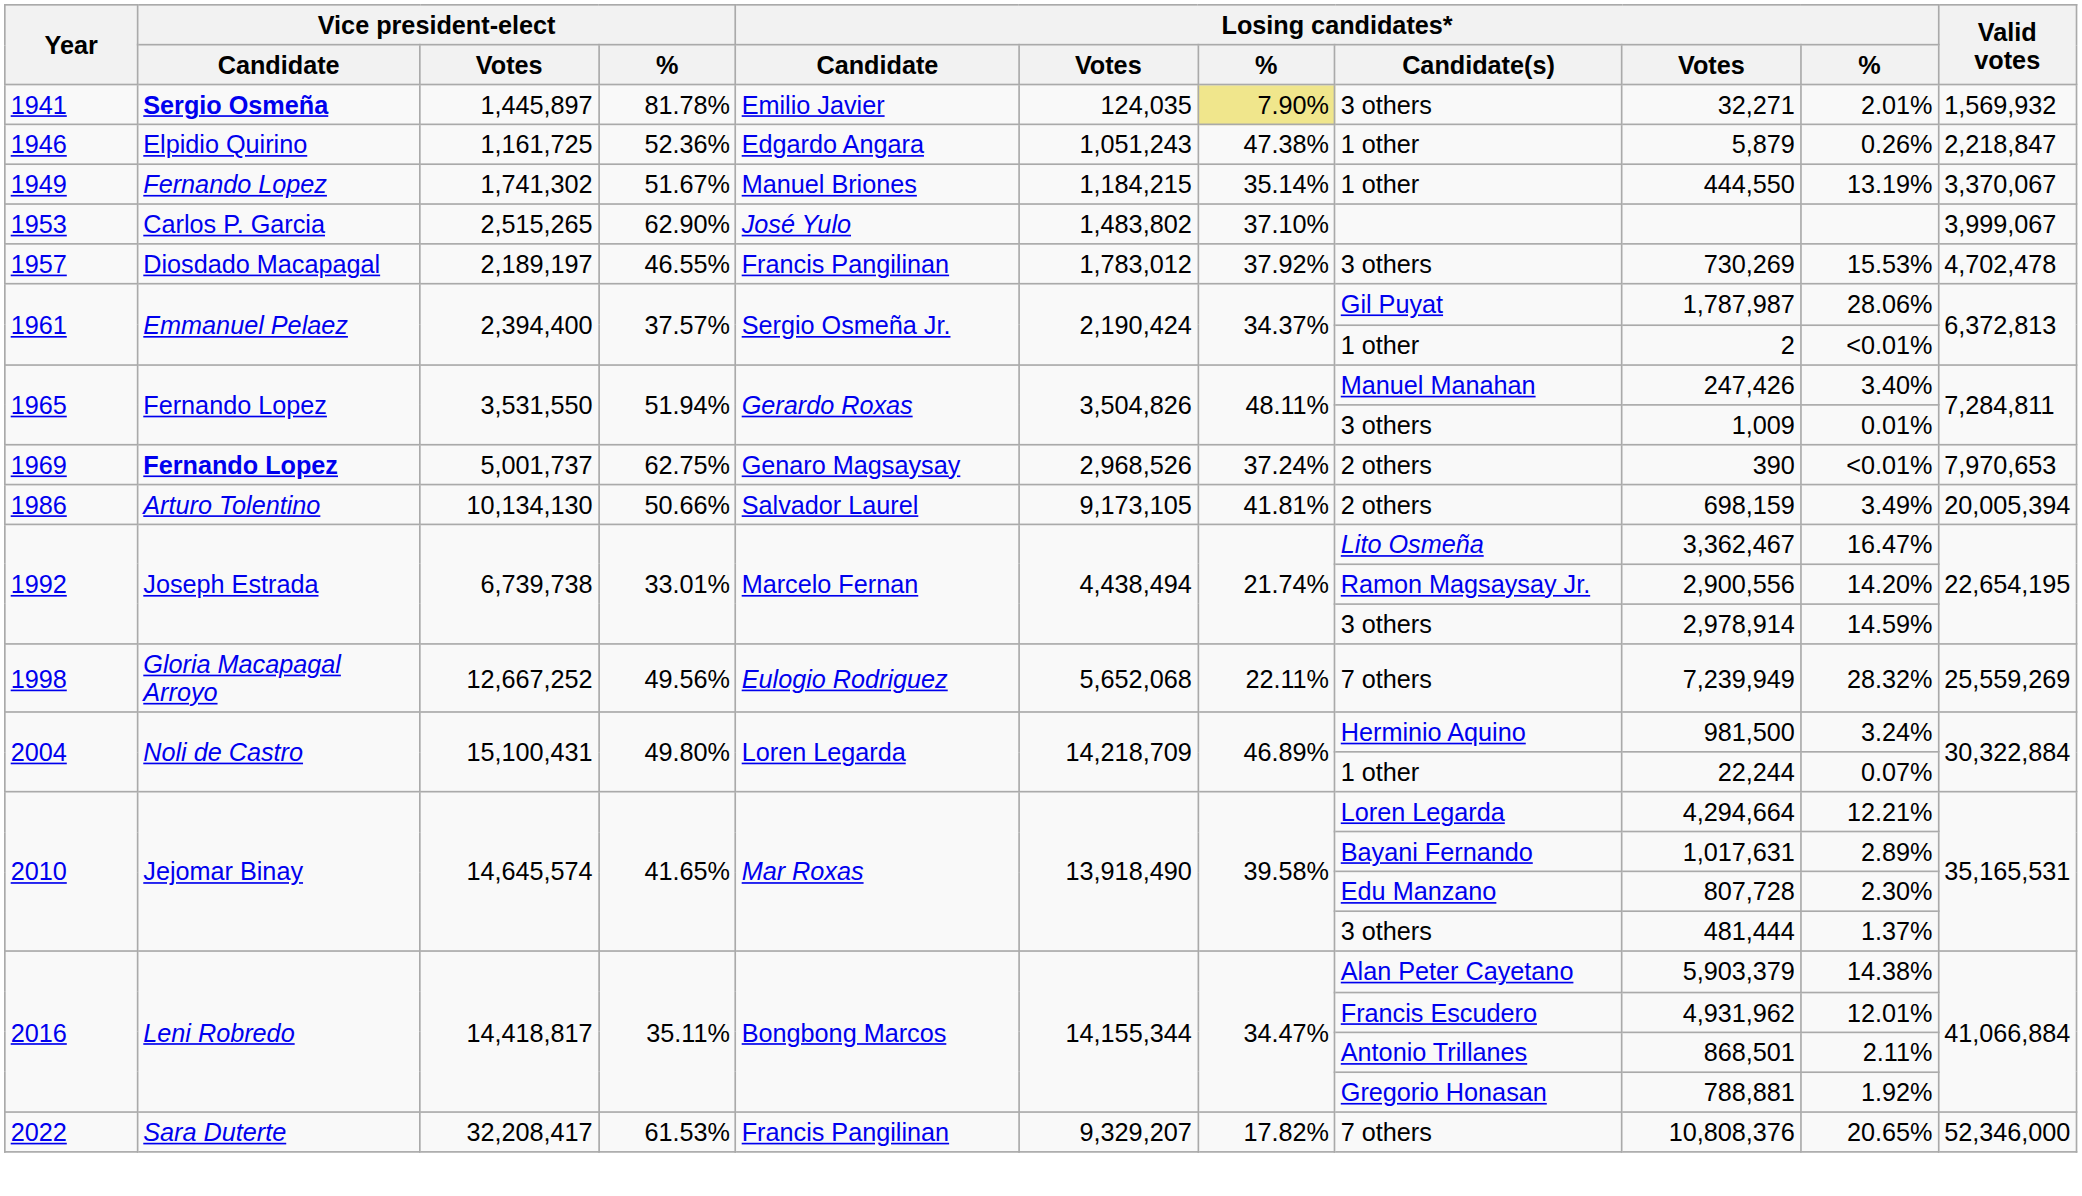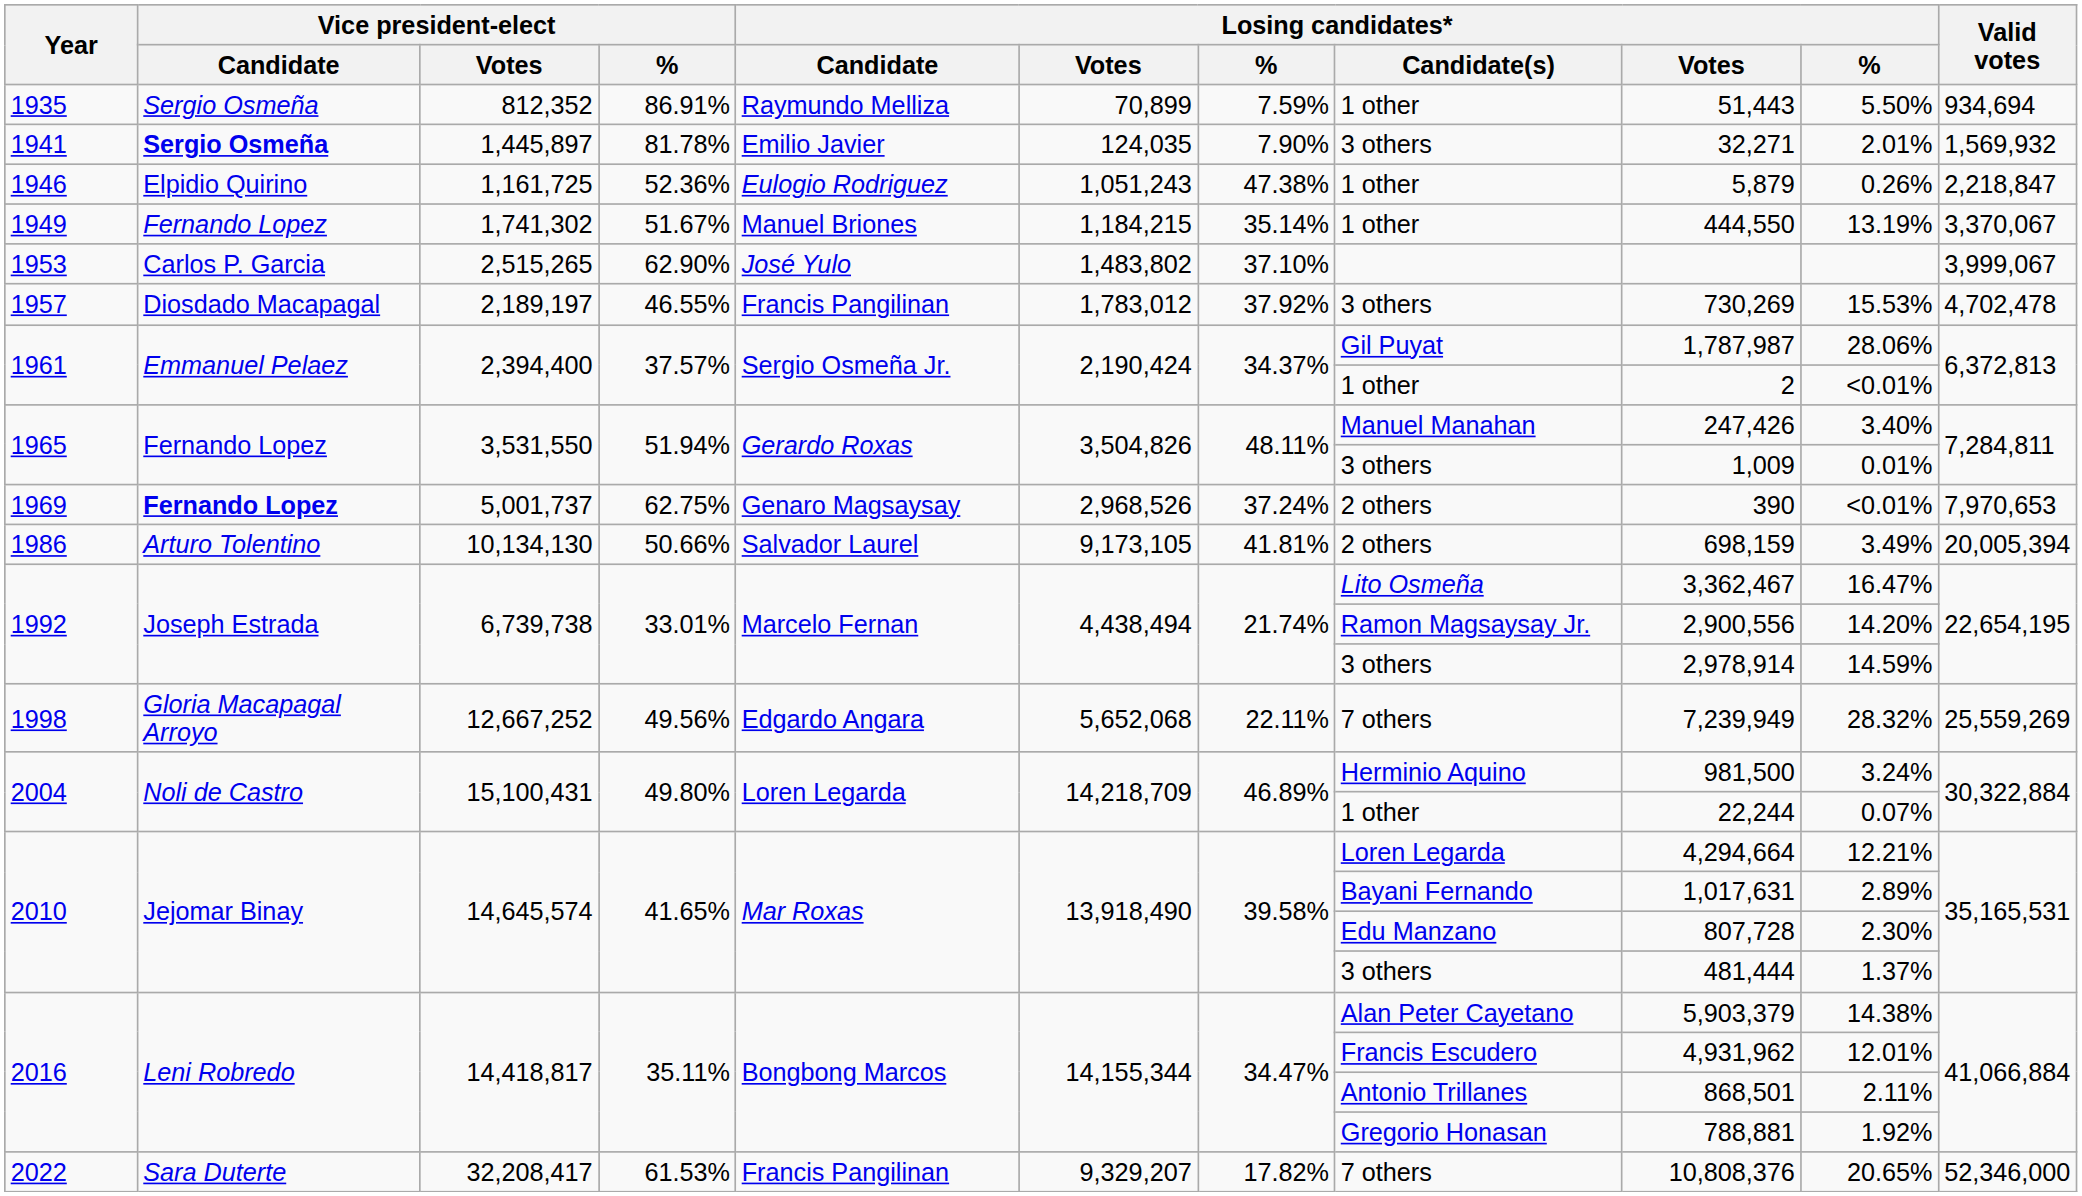+ row: (39, 105)
(1293, 105) khaki background -> (1293, 145) no background
(833, 145) Edgardo Angara -> (845, 185) Eulogio Rodriguez
(845, 678) Eulogio Rodriguez -> (833, 718) Edgardo Angara
